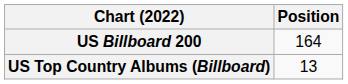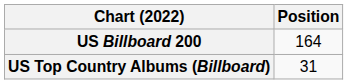(308, 66) 13 -> (308, 66) 31
